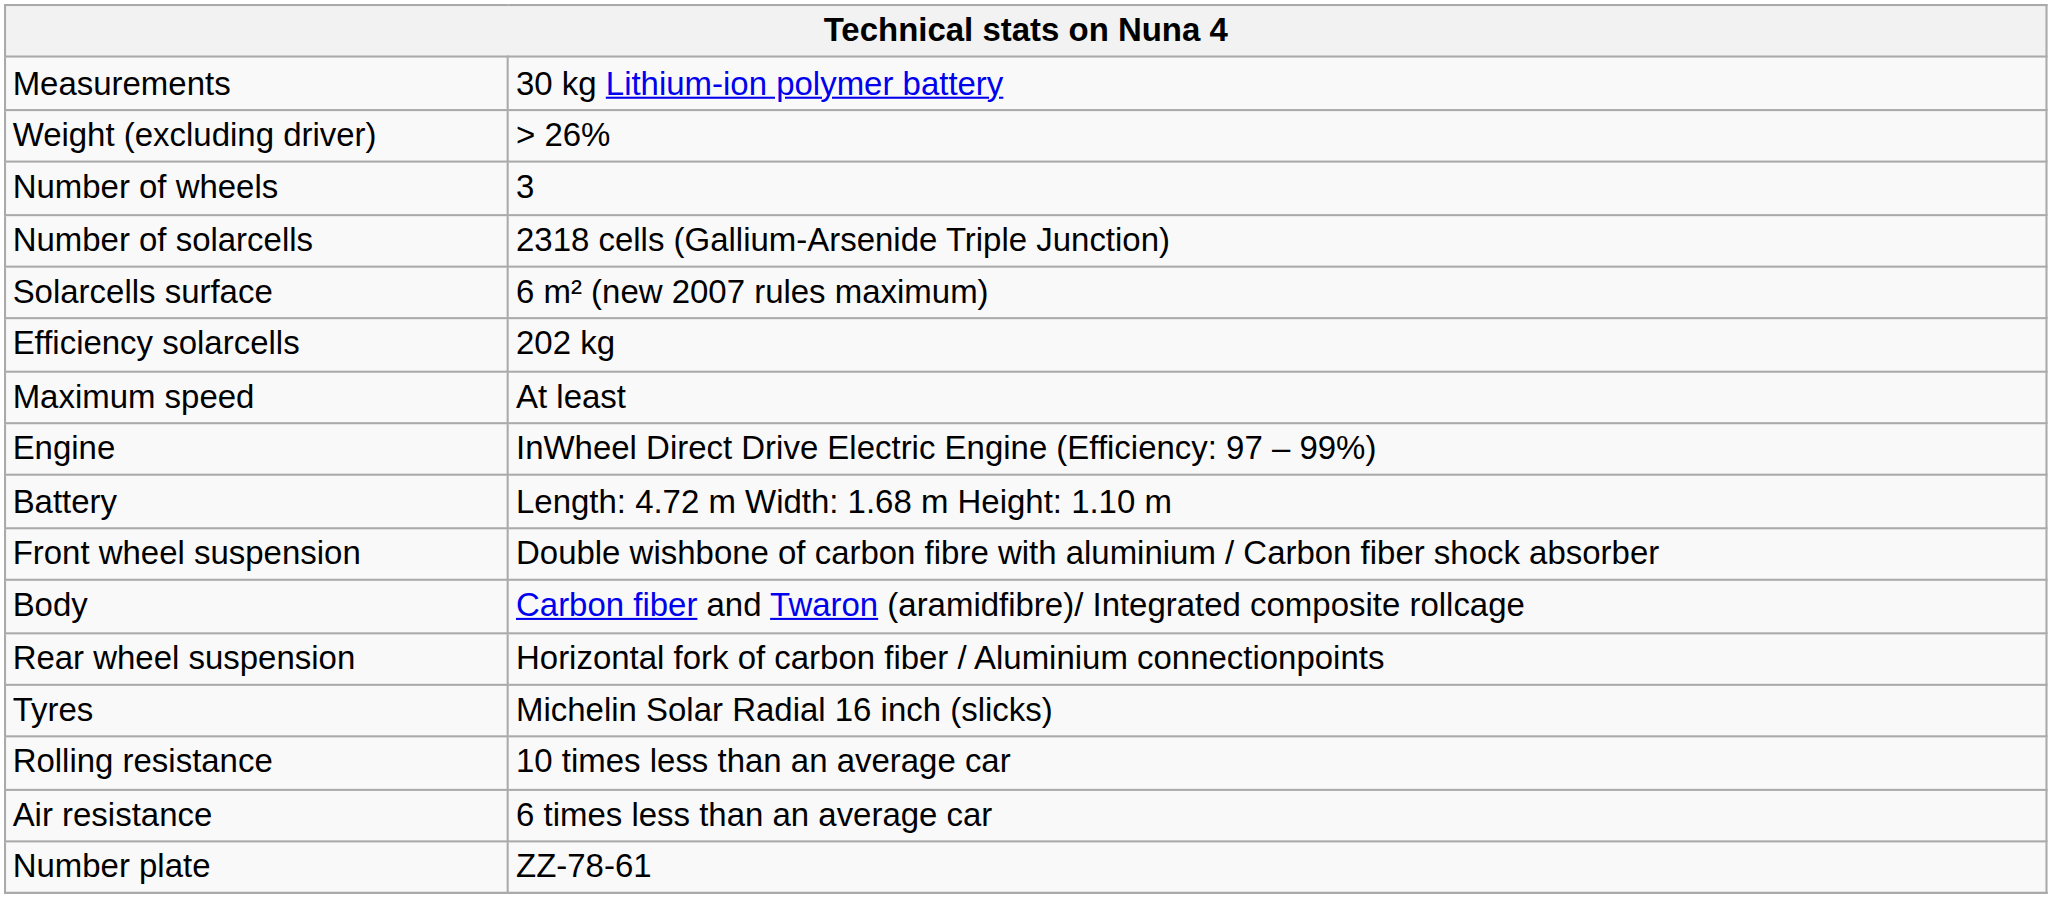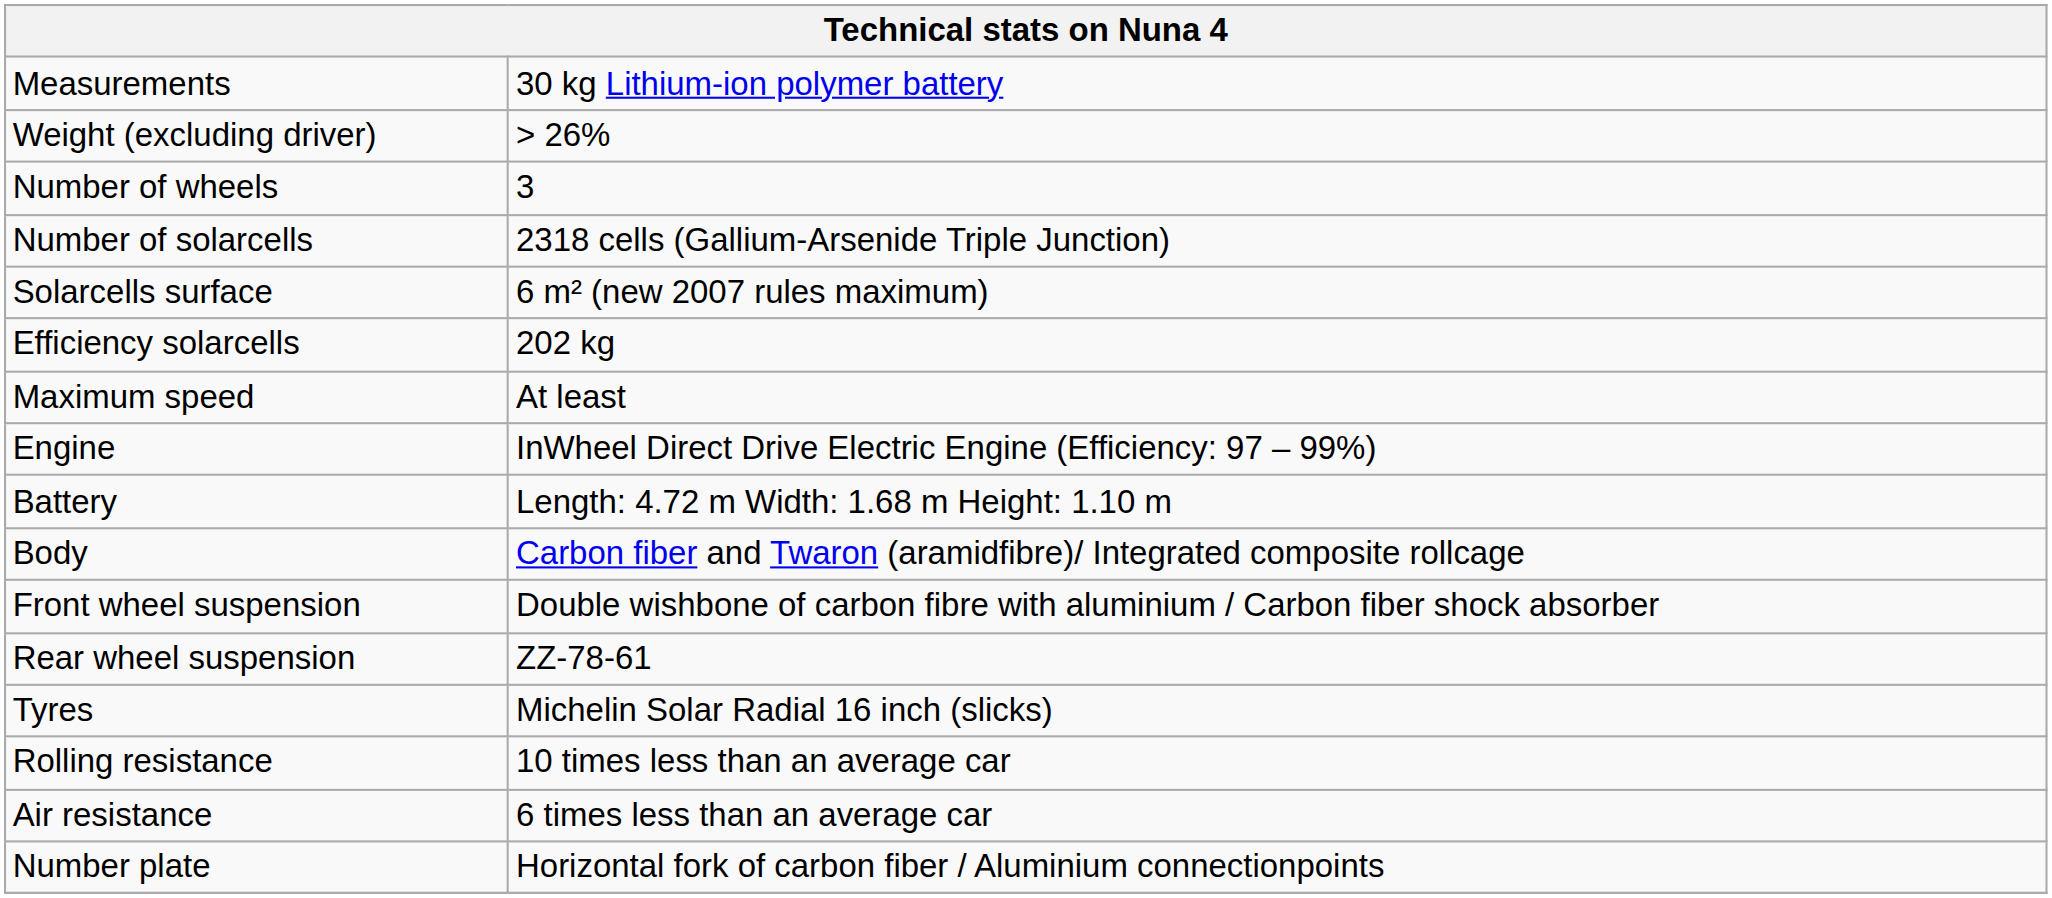rows swapped: (50, 605) <-> (187, 553)
(950, 657) Horizontal fork of carbon fiber / Aluminium connectionpoints -> (584, 657) ZZ-78-61
(584, 866) ZZ-78-61 -> (950, 866) Horizontal fork of carbon fiber / Aluminium connectionpoints
